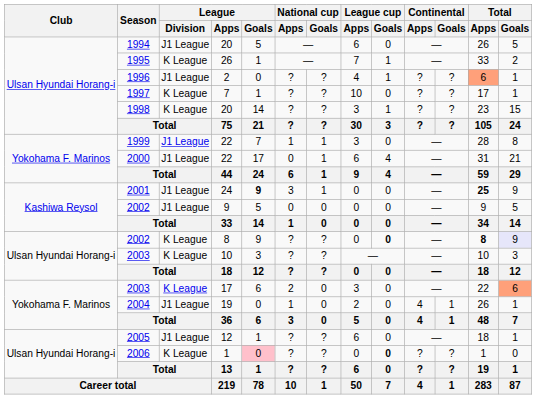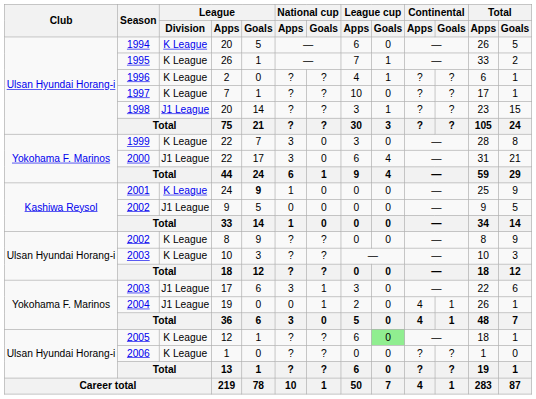(185, 45) J1 League -> (185, 45) K League
(185, 77) J1 League -> (185, 77) K League
(483, 77) lightsalmon background -> (483, 77) no background
(185, 110) K League -> (185, 110) J1 League
(185, 142) J1 League -> (185, 142) K League
(291, 142) 1 -> (291, 142) 3
(324, 142) 1 -> (324, 142) 0
(291, 158) 0 -> (291, 158) 3
(324, 158) 1 -> (324, 158) 0
(185, 191) J1 League -> (185, 191) K League
(291, 191) 3 -> (291, 191) 1
(324, 191) 1 -> (324, 191) 0
(483, 191) bold -> (483, 191) normal
(388, 239) bold -> (388, 239) normal
(483, 239) bold -> (483, 239) normal
(515, 239) lavender background -> (515, 239) no background
(185, 288) K League -> (185, 288) J1 League
(291, 288) 2 -> (291, 288) 3
(324, 288) 0 -> (324, 288) 1
(515, 288) lightsalmon background -> (515, 288) no background
(291, 304) 1 -> (291, 304) 0
(324, 304) 0 -> (324, 304) 1
(185, 337) J1 League -> (185, 337) K League
(388, 337) no background -> (388, 337) lightgreen background
(258, 353) pink background -> (258, 353) no background
(388, 353) bold -> (388, 353) normal
